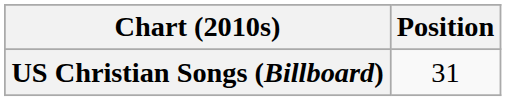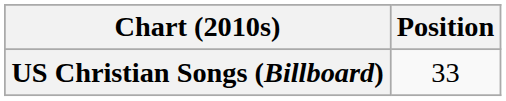(445, 71) 31 -> (445, 71) 33
